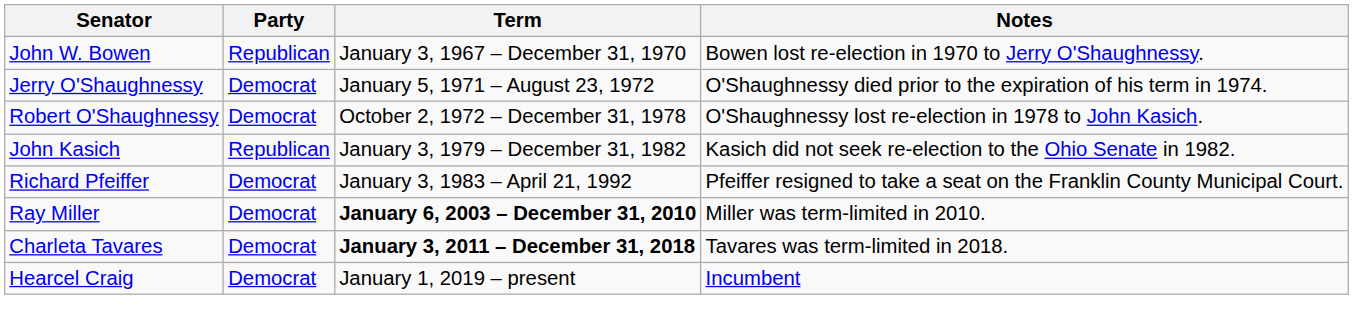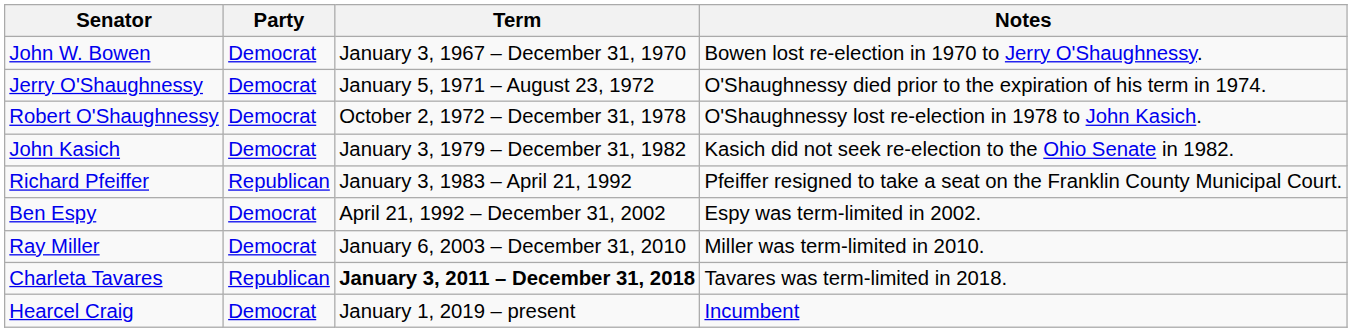(279, 52) Republican -> (272, 52) Democrat
(279, 149) Republican -> (272, 149) Democrat
(272, 181) Democrat -> (279, 181) Republican
+ row: (53, 213)
(518, 213) bold -> (513, 246) normal
(272, 246) Democrat -> (279, 278) Republican
